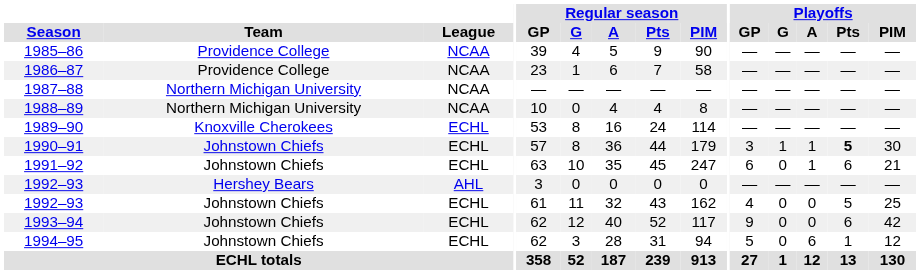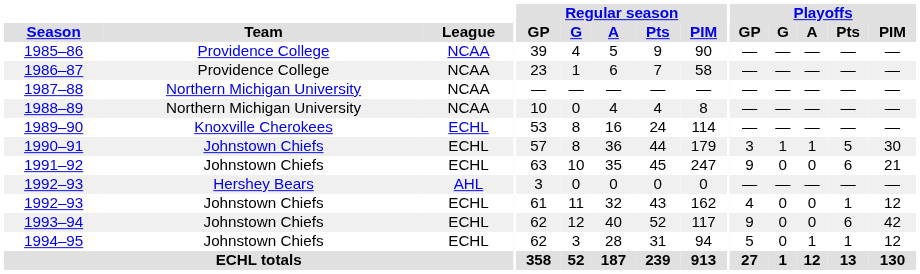(848, 146) bold -> (848, 146) normal
(750, 165) 6 -> (750, 165) 9
(812, 165) 1 -> (812, 165) 0
(848, 203) 5 -> (848, 203) 1
(892, 203) 25 -> (892, 203) 12
(812, 241) 6 -> (812, 241) 1
